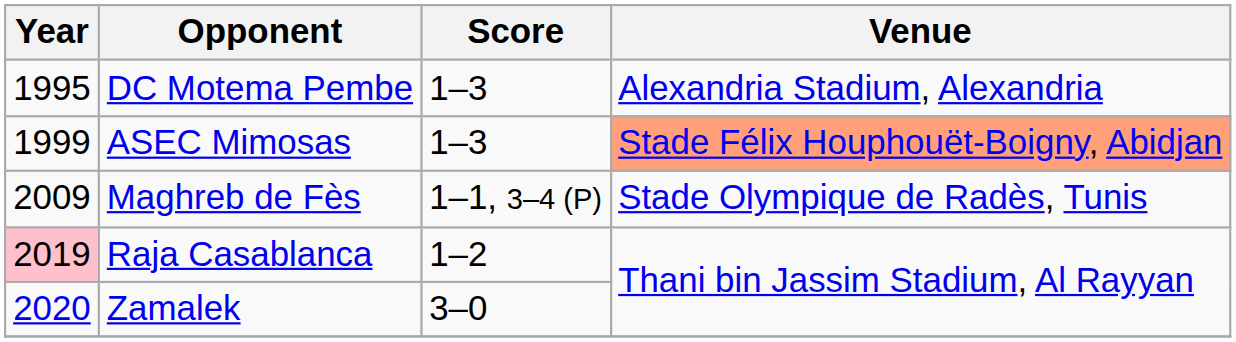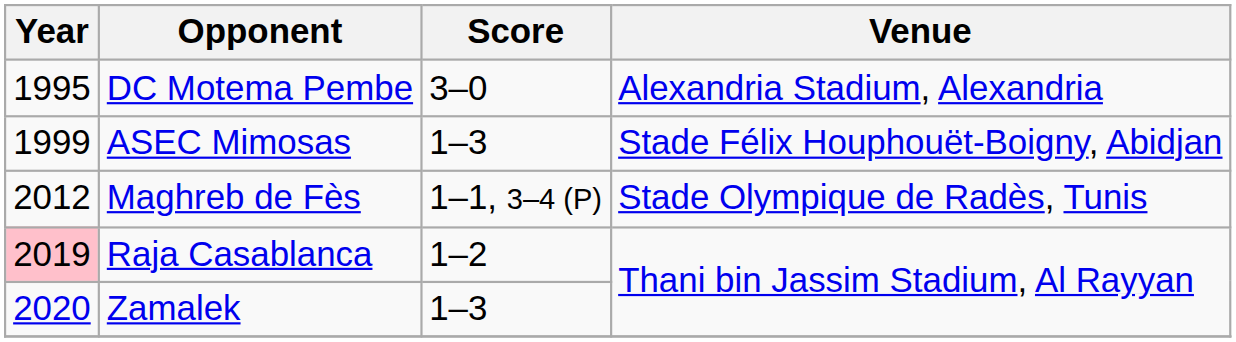(458, 87) 1–3 -> (458, 87) 3–0
(920, 142) lightsalmon background -> (920, 142) no background
(52, 198) 2009 -> (52, 198) 2012
(458, 308) 3–0 -> (458, 308) 1–3
